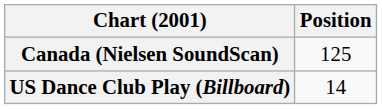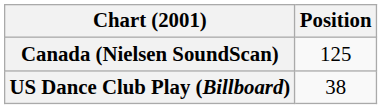(336, 86) 14 -> (336, 86) 38
